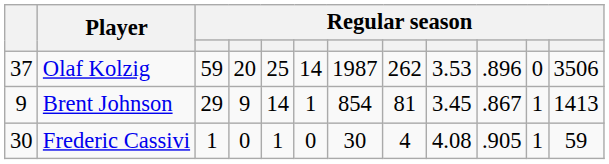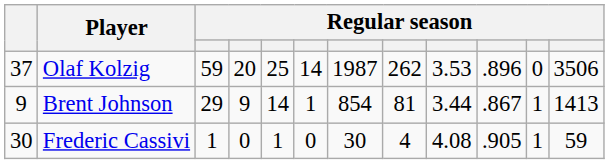(452, 104) 3.45 -> (452, 104) 3.44
